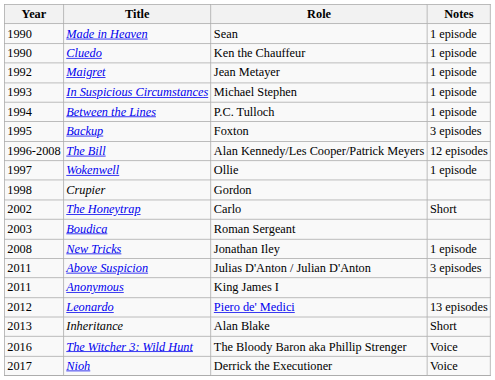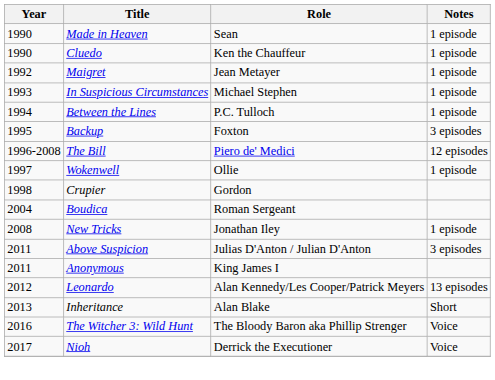(319, 151) Alan Kennedy/Les Cooper/Patrick Meyers -> (254, 151) Piero de' Medici
- row: (103, 209)
(20, 229) 2003 -> (20, 209) 2004
(254, 307) Piero de' Medici -> (319, 287) Alan Kennedy/Les Cooper/Patrick Meyers
